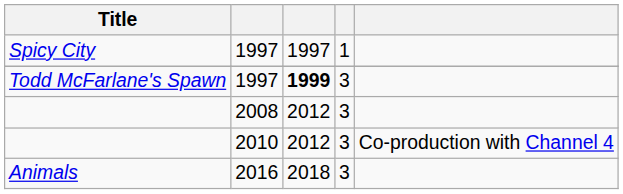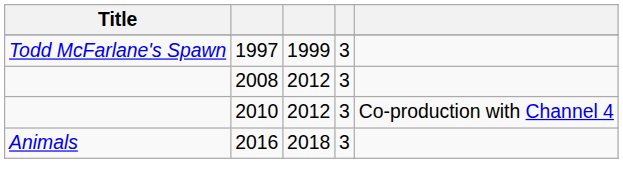- row: (52, 50)
(309, 81) bold -> (309, 50) normal
